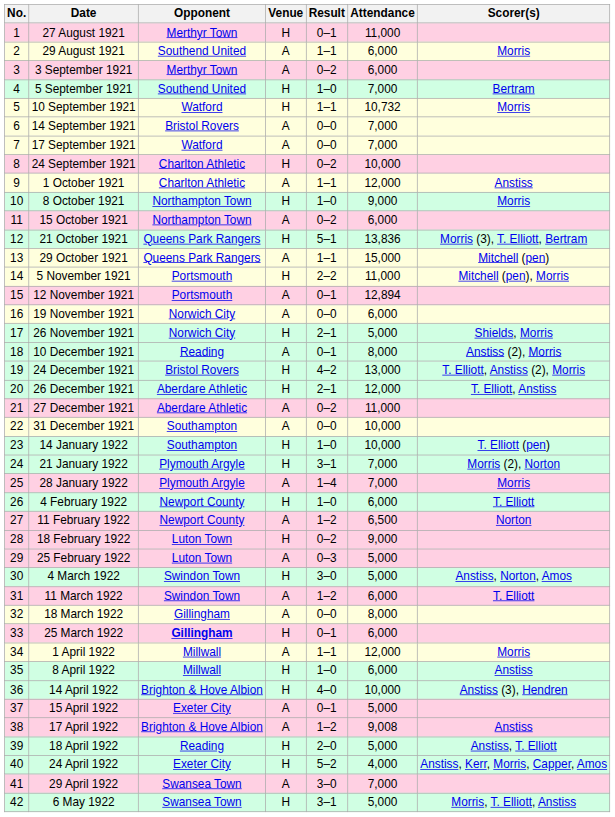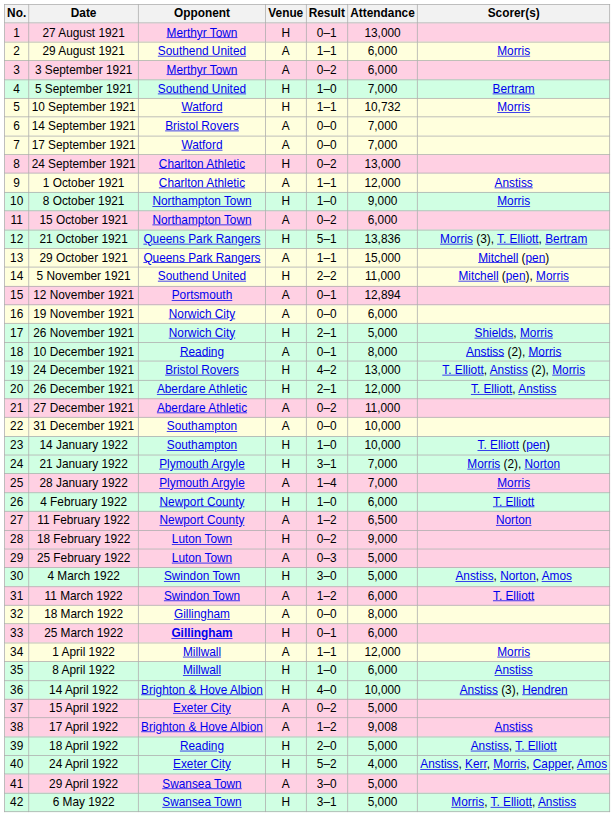(383, 32) 11,000 -> (383, 32) 13,000
(383, 164) 10,000 -> (383, 164) 13,000
(202, 276) Portsmouth -> (202, 276) Southend United
(327, 708) 0–1 -> (327, 708) 0–2
(383, 783) 7,000 -> (383, 783) 5,000
